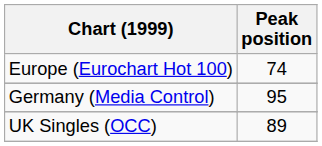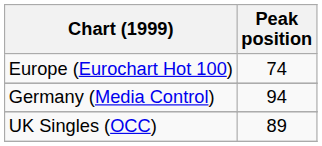(277, 97) 95 -> (277, 97) 94
